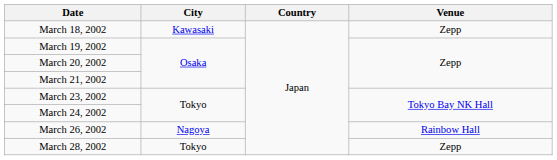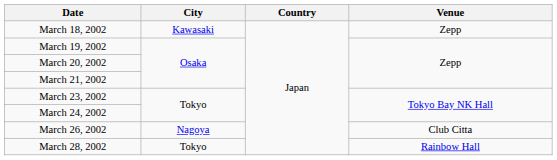(450, 130) Rainbow Hall -> (450, 130) Club Citta
(450, 146) Zepp -> (450, 146) Rainbow Hall
